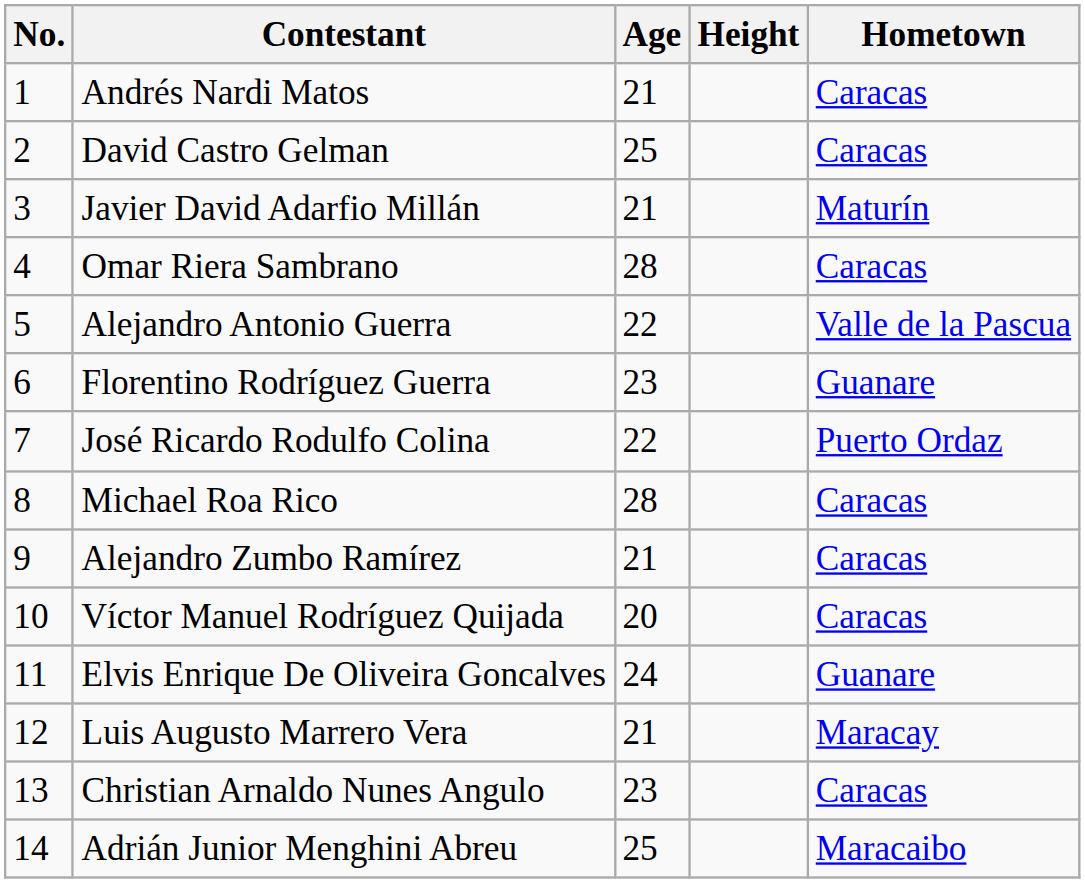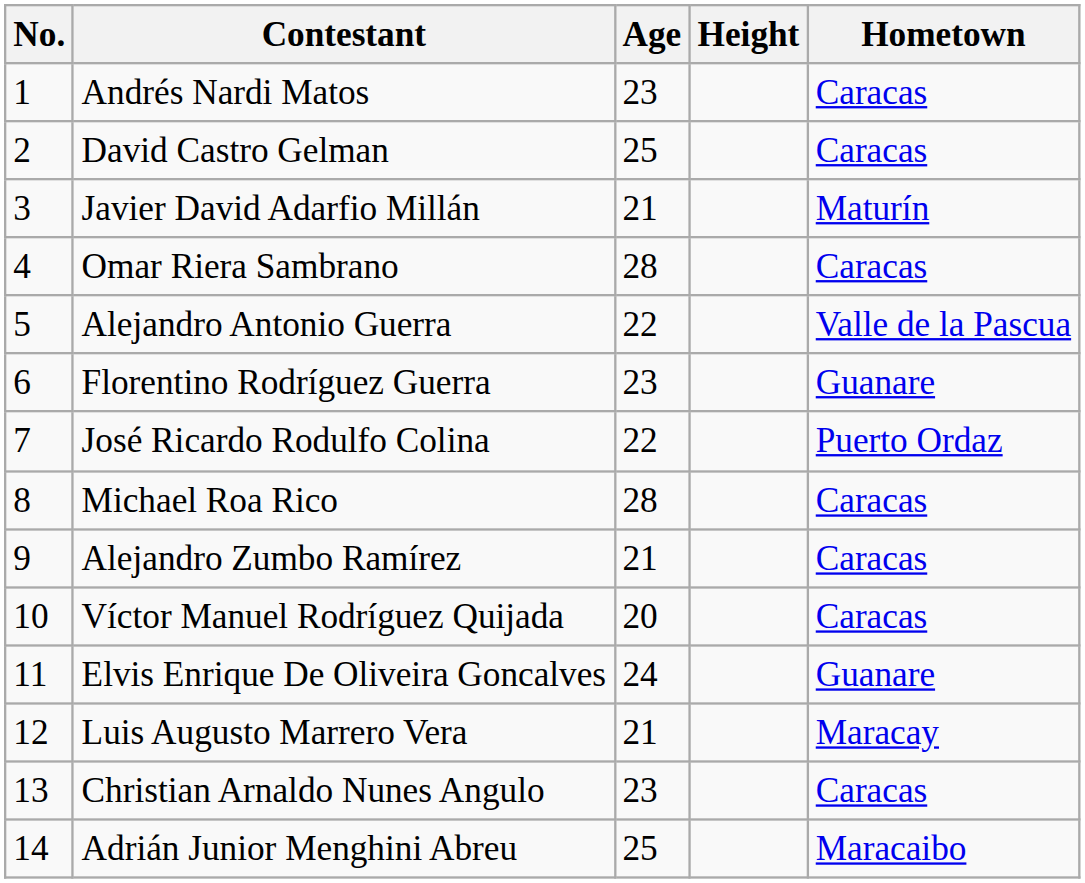(640, 91) 21 -> (640, 91) 23
